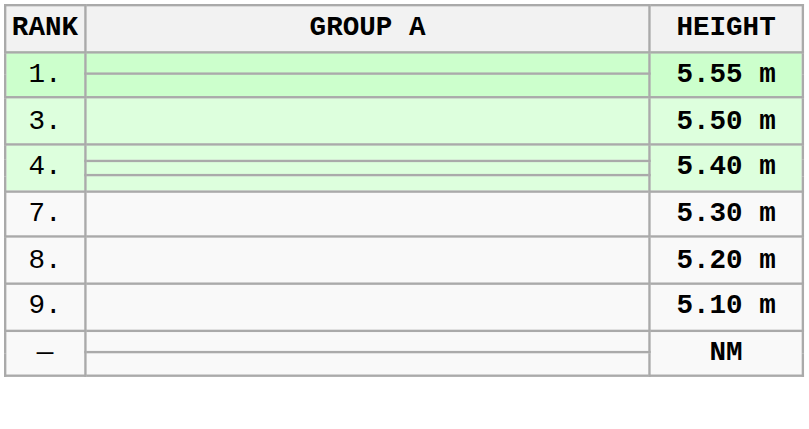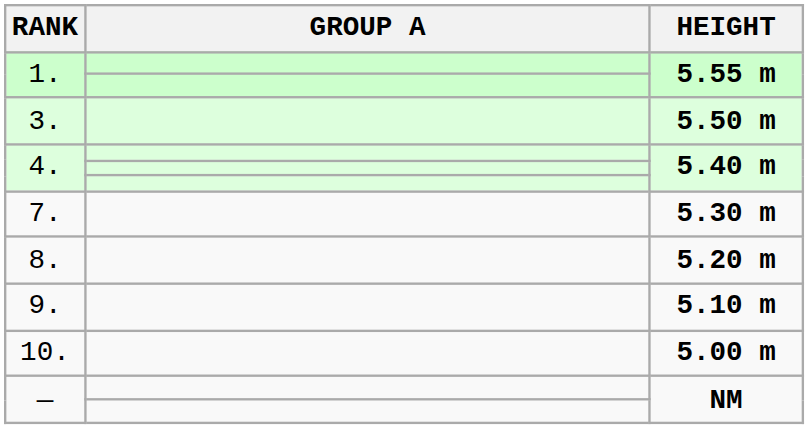+ row: (45, 353)
